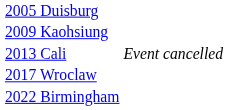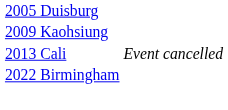- row: (51, 75)
